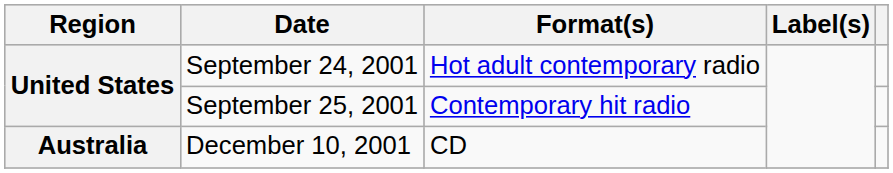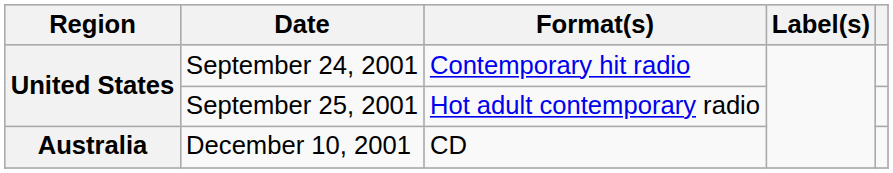(595, 65) Hot adult contemporary radio -> (560, 65) Contemporary hit radio
(560, 106) Contemporary hit radio -> (595, 106) Hot adult contemporary radio
